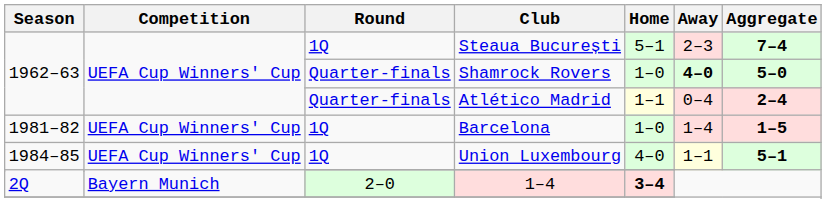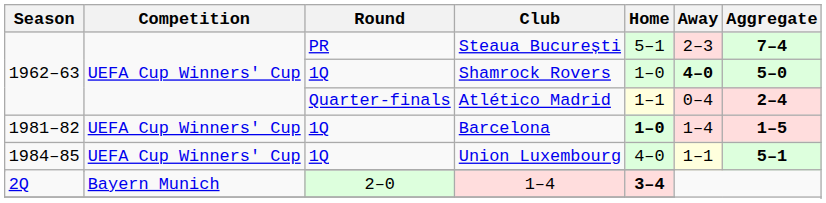(319, 46) 1Q -> (319, 46) PR
(380, 74) Quarter-finals -> (319, 74) 1Q
(649, 129) normal -> (649, 129) bold
